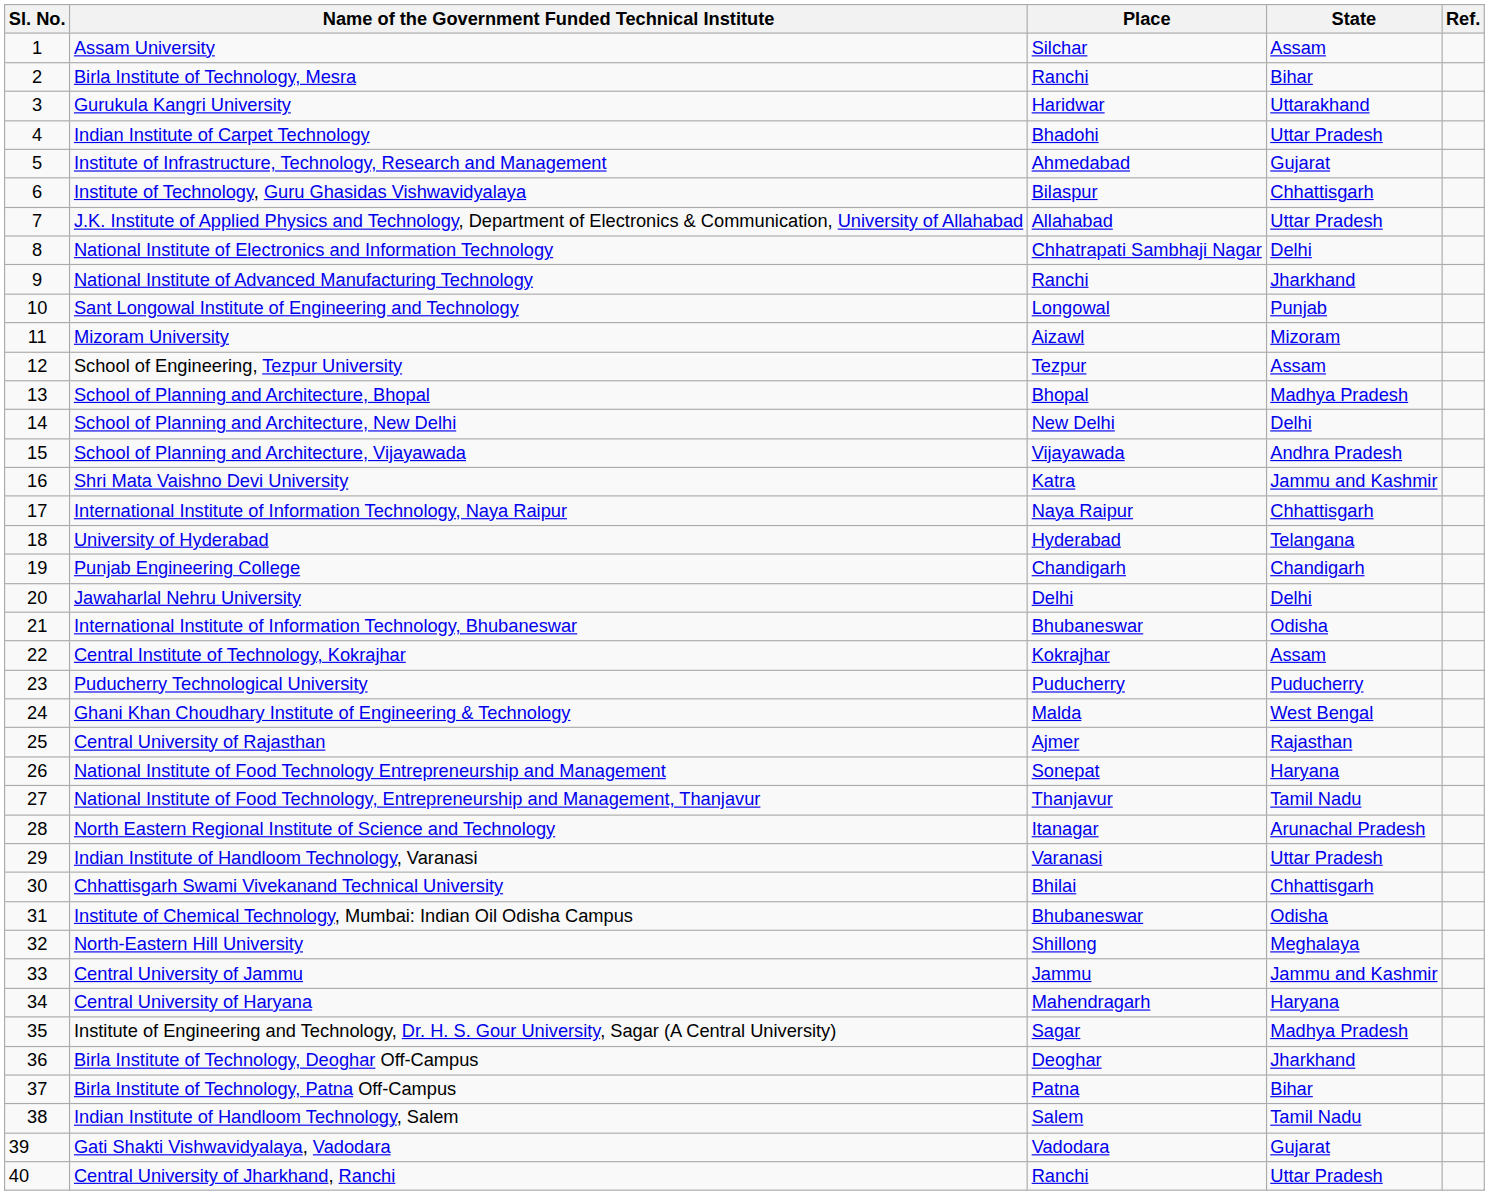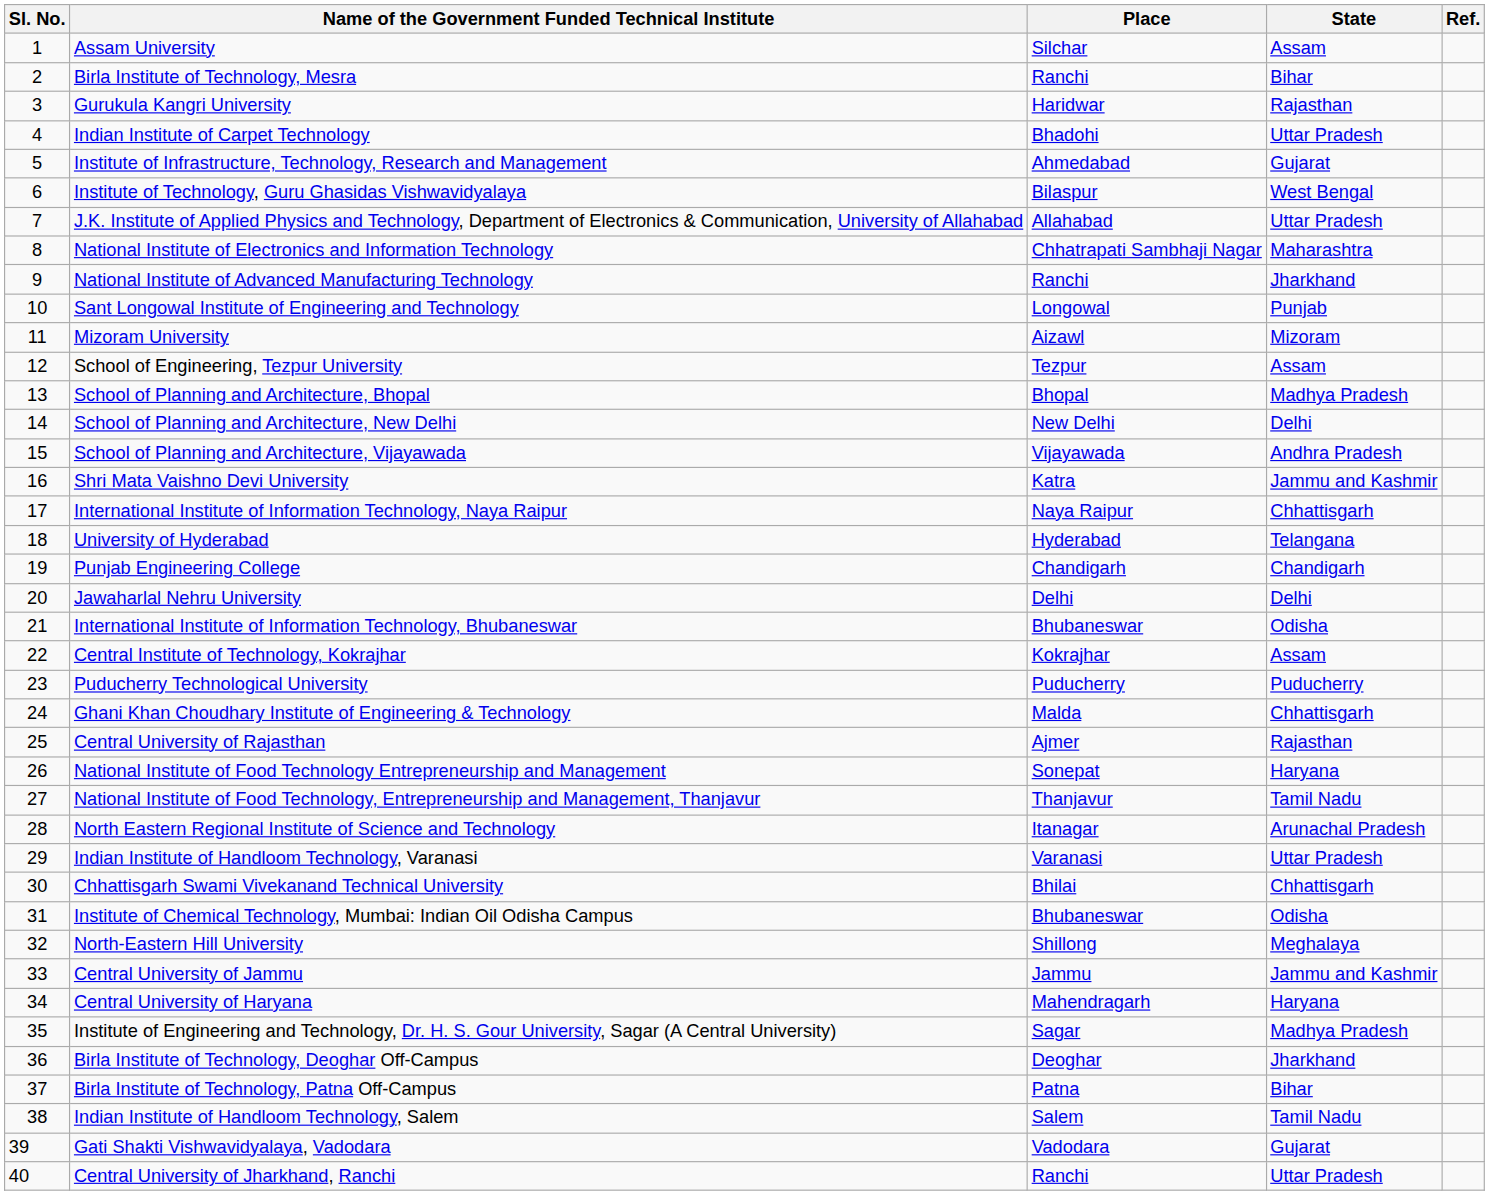(1320, 105) Uttarakhand -> (1311, 105) Rajasthan
(1322, 192) Chhattisgarh -> (1322, 192) West Bengal
(1291, 250) Delhi -> (1321, 250) Maharashtra
(1322, 713) West Bengal -> (1322, 713) Chhattisgarh
